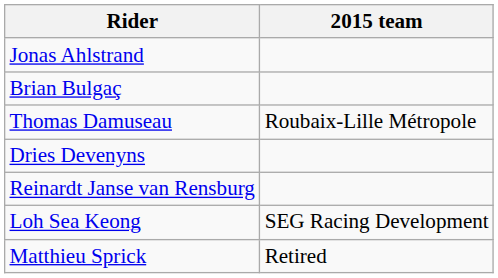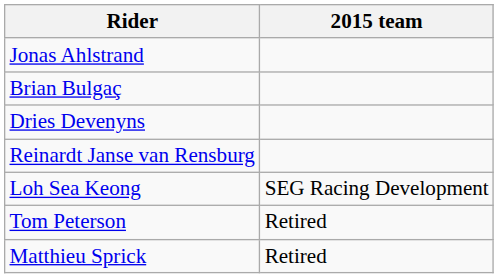- row: (91, 121)
+ row: (68, 222)
